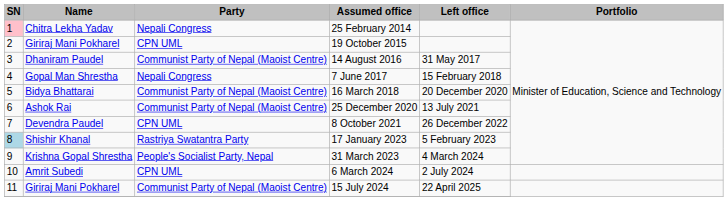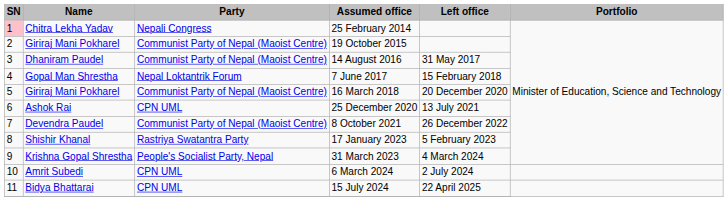(160, 44) CPN UML -> (232, 44) Communist Party of Nepal (Maoist Centre)
(174, 76) Nepali Congress -> (189, 76) Nepal Loktantrik Forum
(59, 92) Bidya Bhattarai -> (72, 92) Giriraj Mani Pokharel
(232, 108) Communist Party of Nepal (Maoist Centre) -> (160, 108) CPN UML
(160, 124) CPN UML -> (232, 124) Communist Party of Nepal (Maoist Centre)
(9, 140) lightblue background -> (9, 140) no background
(72, 188) Giriraj Mani Pokharel -> (59, 188) Bidya Bhattarai
(232, 188) Communist Party of Nepal (Maoist Centre) -> (160, 188) CPN UML
